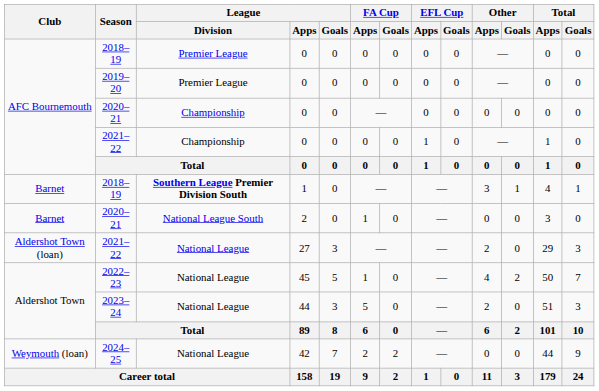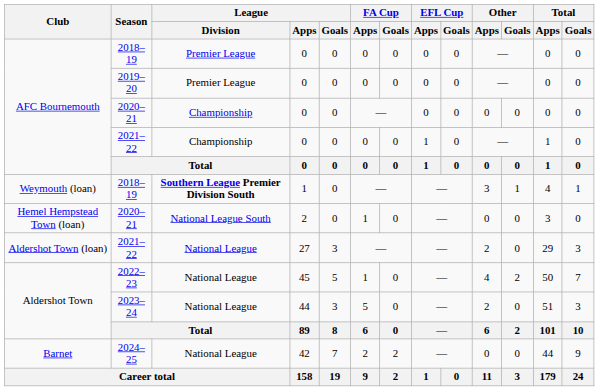(50, 188) Barnet -> (58, 188) Weymouth (loan)
(50, 218) Barnet -> (58, 218) Hemel Hempstead Town (loan)
(50, 353) Weymouth (loan) -> (58, 353) Barnet
